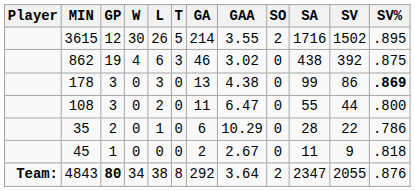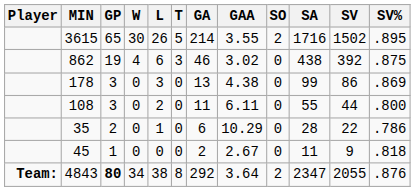(113, 39) 12 -> (113, 39) 65
(390, 84) bold -> (390, 84) normal
(242, 107) 6.47 -> (242, 107) 6.11
